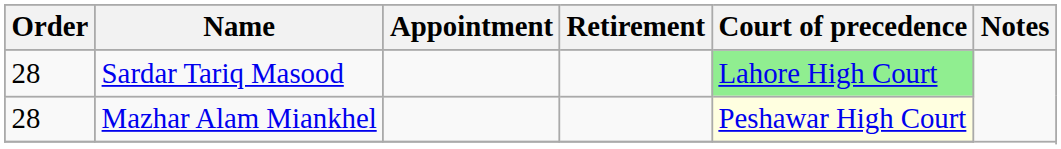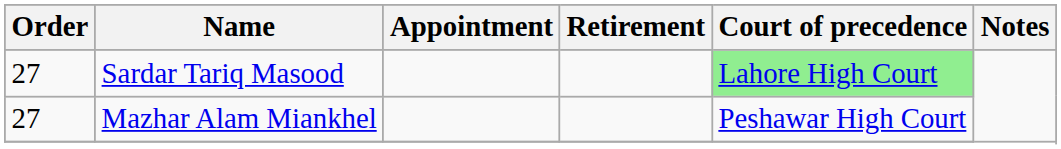(26, 73) 28 -> (26, 73) 27
(26, 118) 28 -> (26, 118) 27
(842, 118) lightyellow background -> (842, 118) no background
